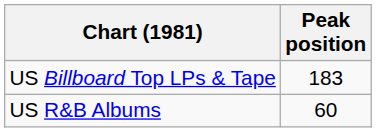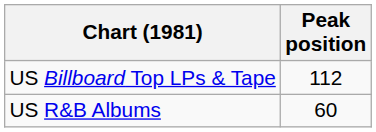(326, 77) 183 -> (326, 77) 112
